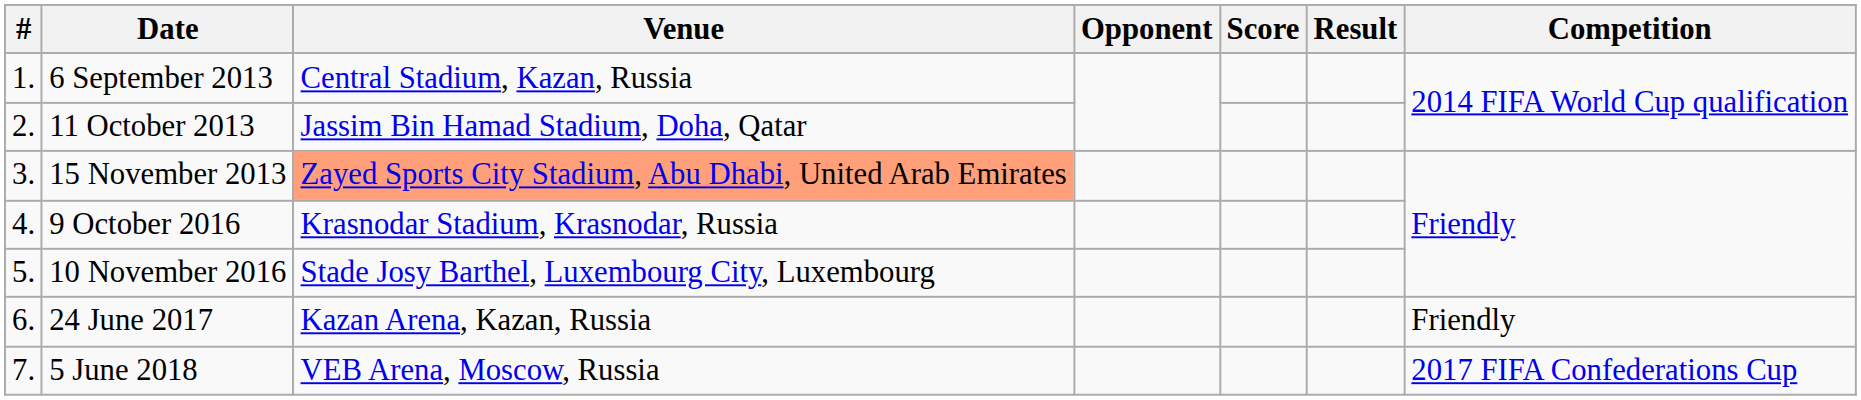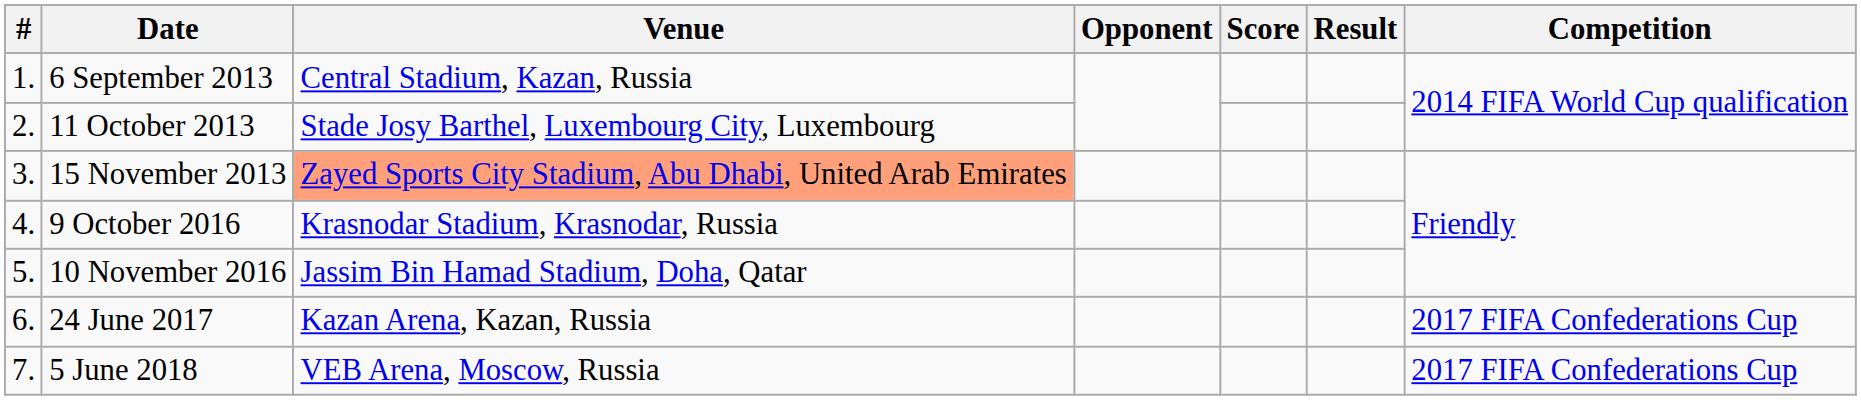(554, 126) Jassim Bin Hamad Stadium, Doha, Qatar -> (618, 126) Stade Josy Barthel, Luxembourg City, Luxembourg
(618, 272) Stade Josy Barthel, Luxembourg City, Luxembourg -> (554, 272) Jassim Bin Hamad Stadium, Doha, Qatar
(1463, 321) Friendly -> (1604, 321) 2017 FIFA Confederations Cup
